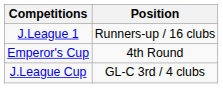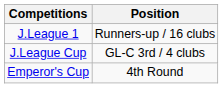rows swapped: (48, 53) <-> (48, 72)
